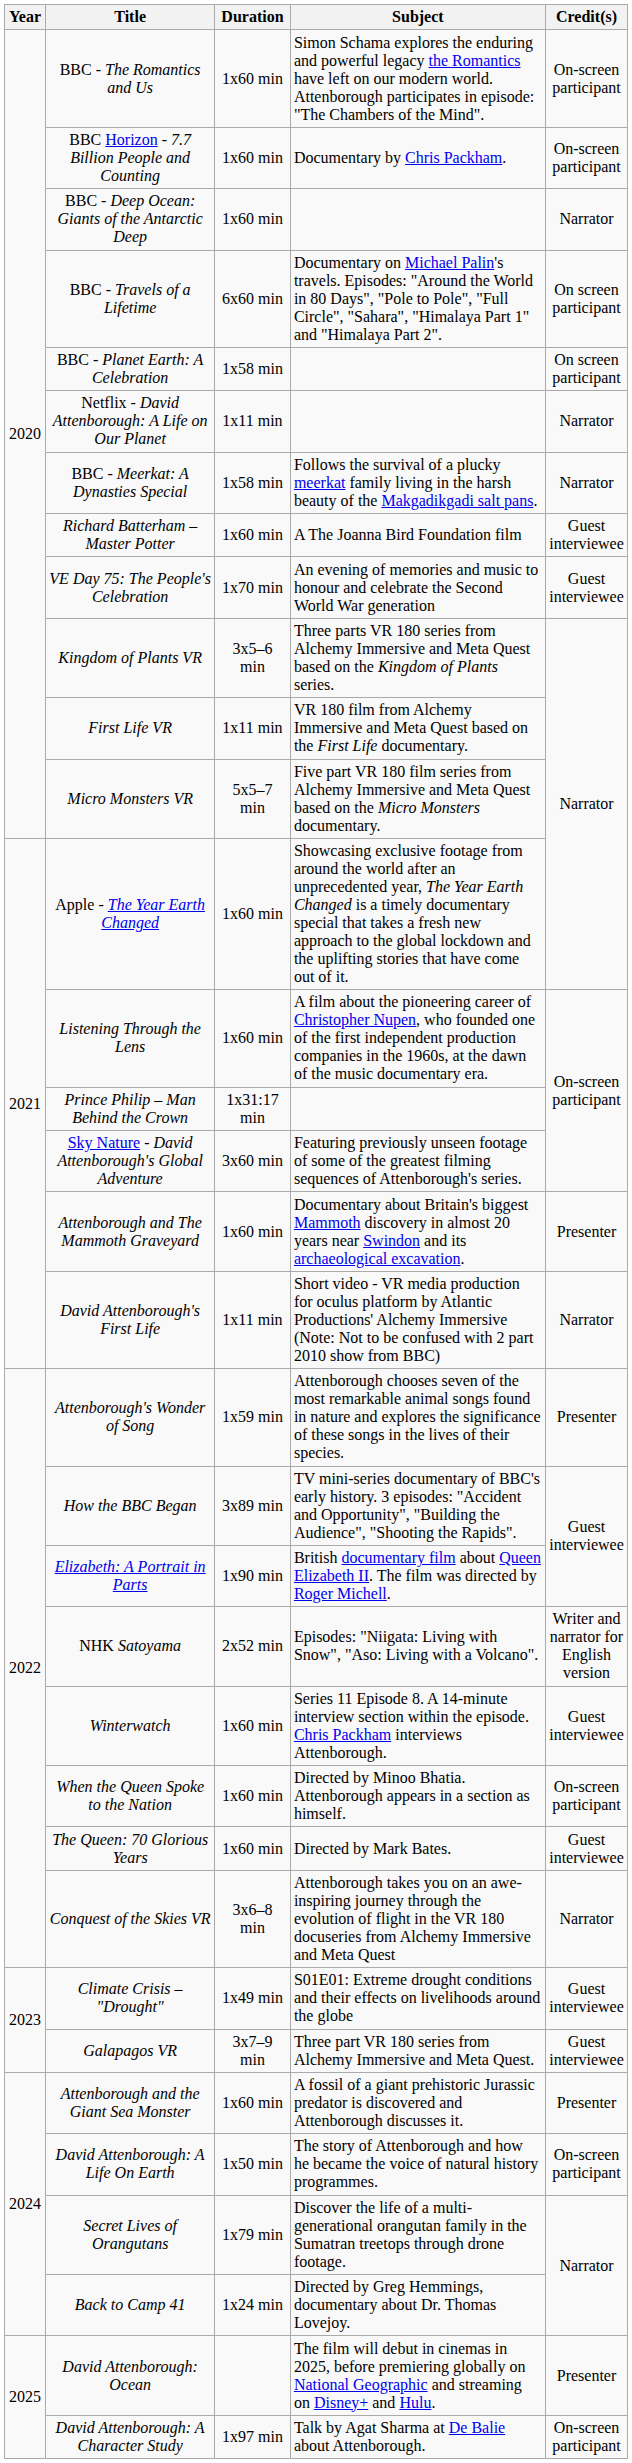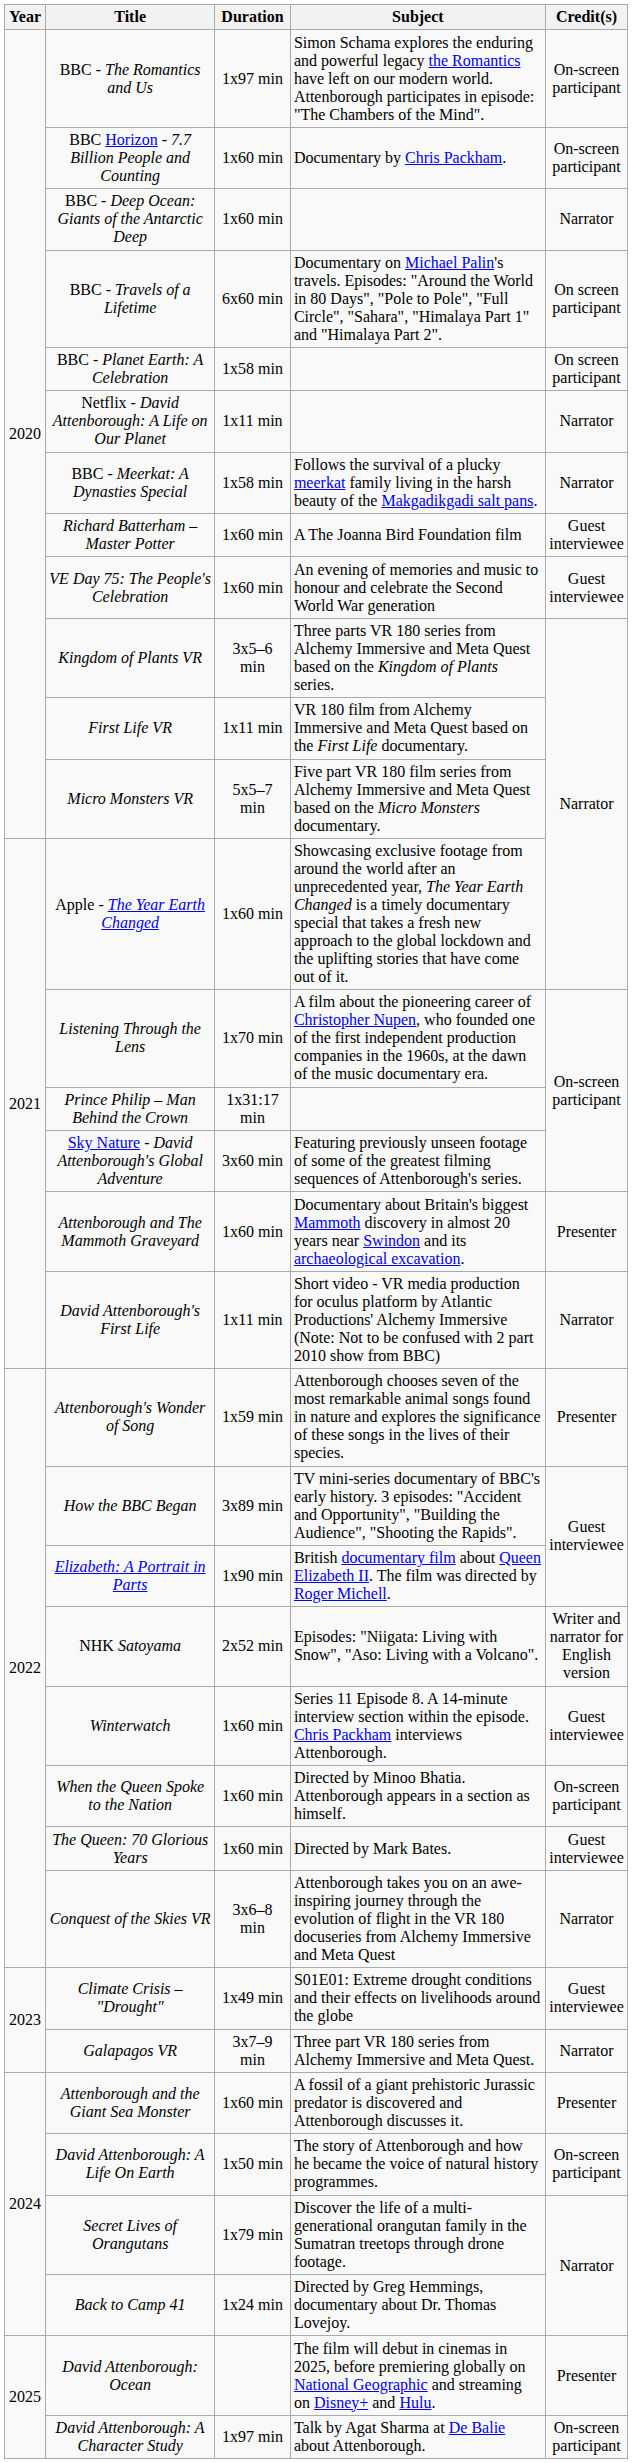(252, 78) 1x60 min -> (252, 78) 1x97 min
(252, 587) 1x70 min -> (252, 587) 1x60 min
(252, 1038) 1x60 min -> (252, 1038) 1x70 min
(586, 2050) Guest interviewee -> (586, 2050) Narrator
